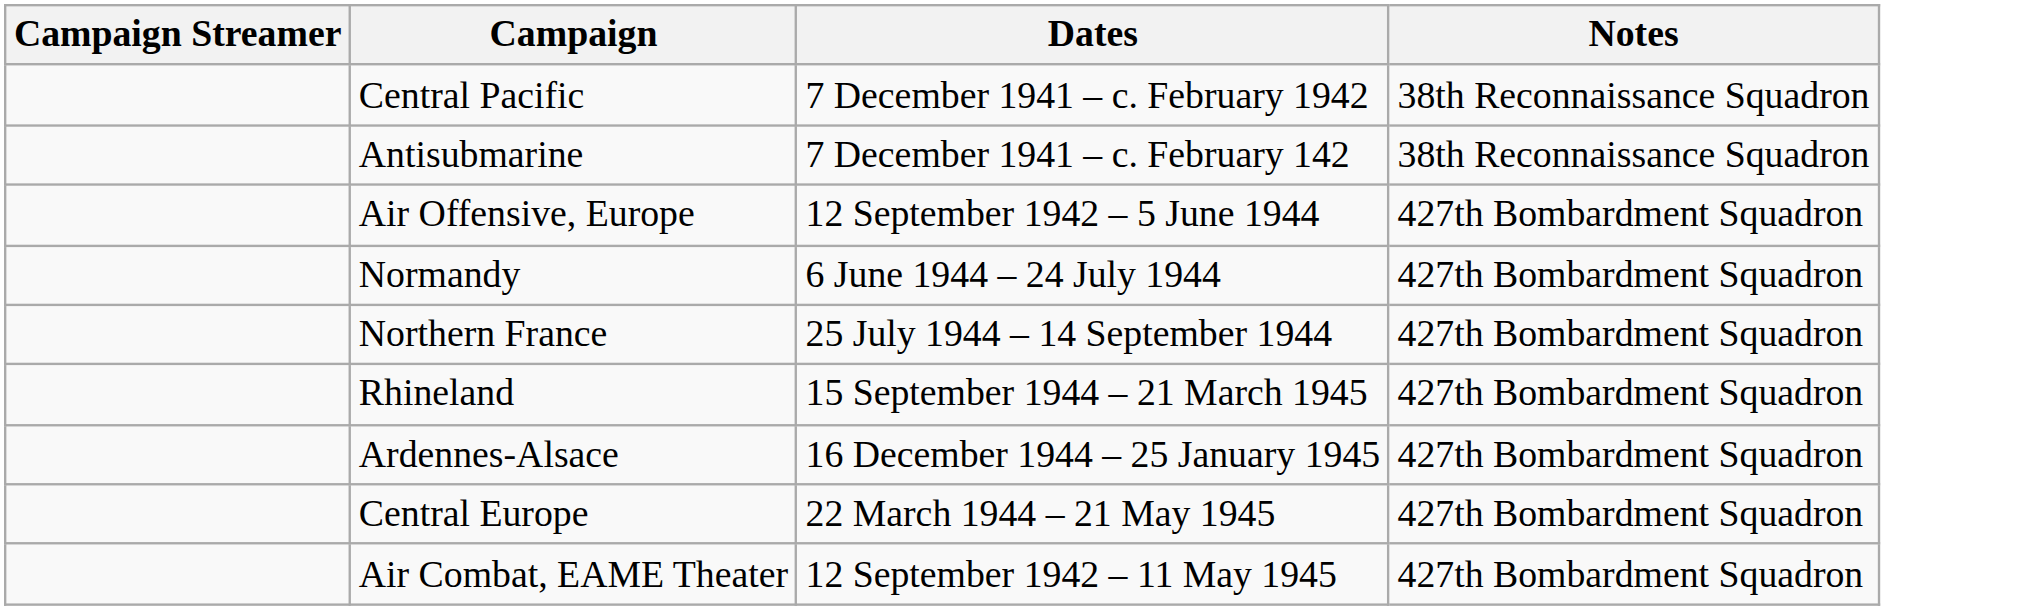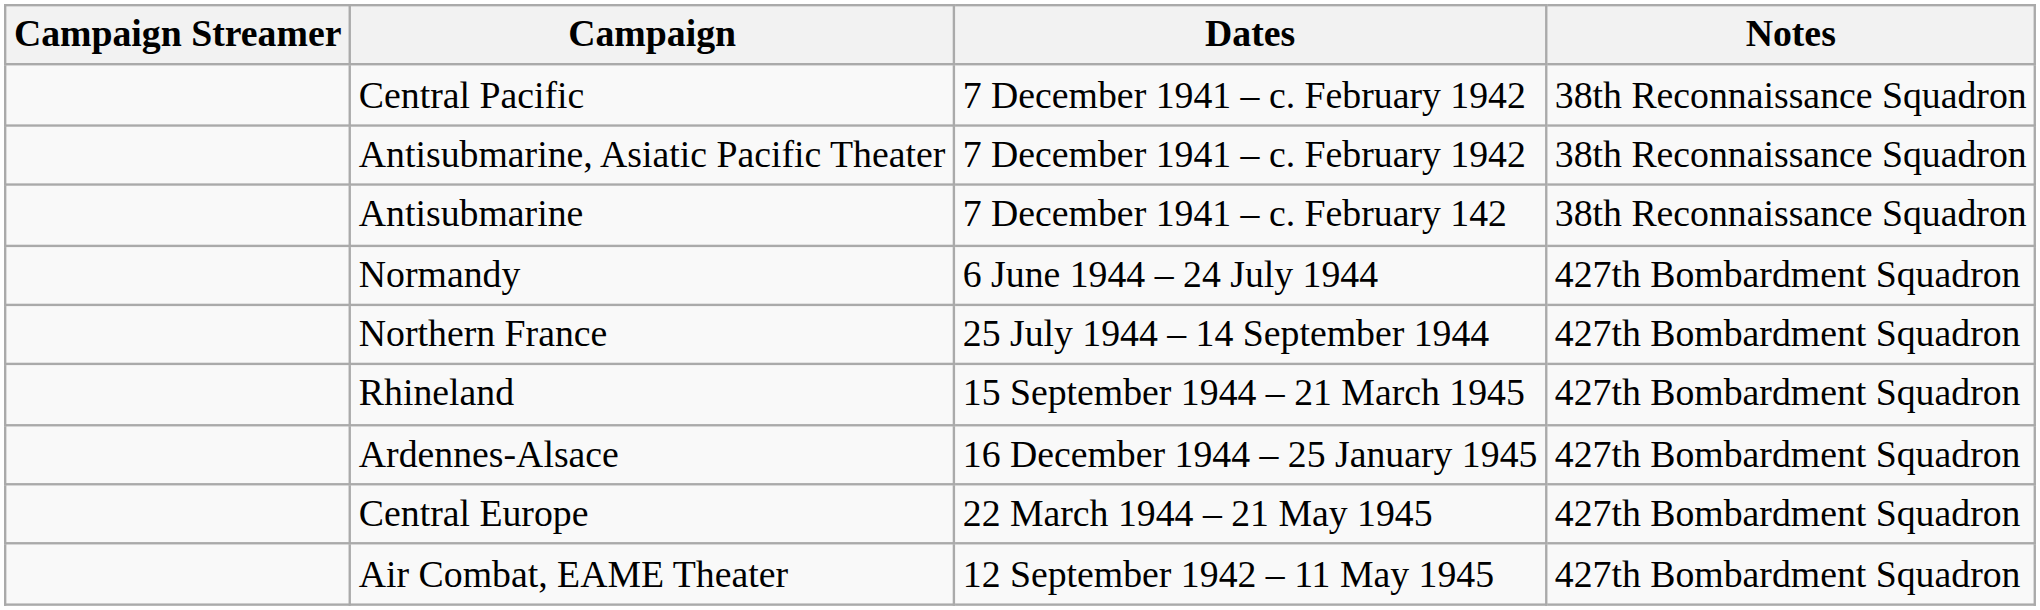+ row: (652, 154)
- row: (527, 214)
